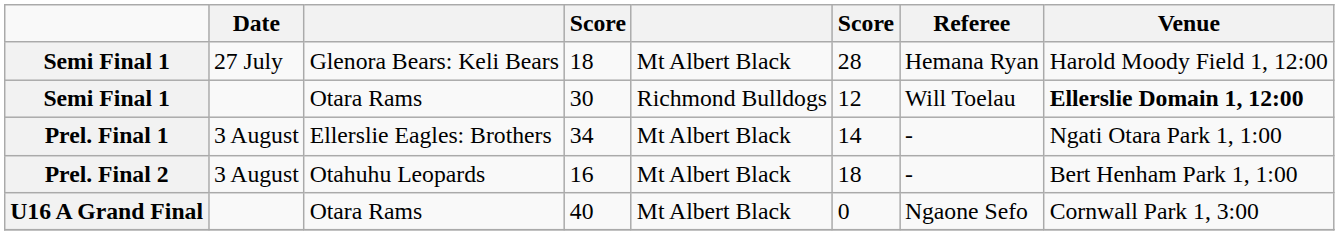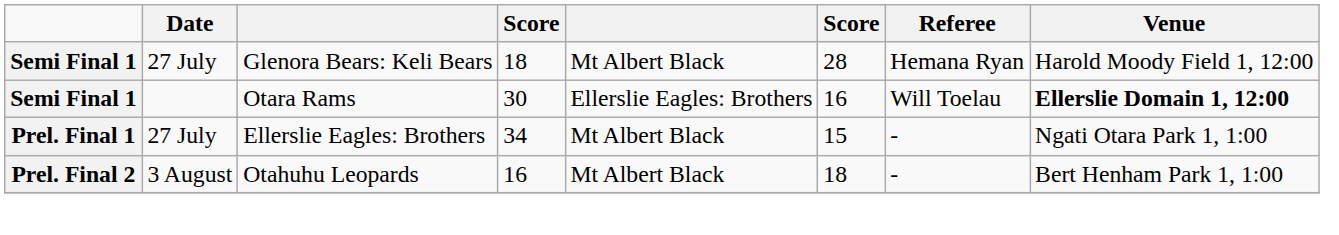(732, 98) Richmond Bulldogs -> (691, 98) Ellerslie Eagles: Brothers
(850, 98) 12 -> (835, 98) 16
(256, 135) 3 August -> (182, 135) 27 July
(850, 135) 14 -> (835, 135) 15
- row: (582, 211)
